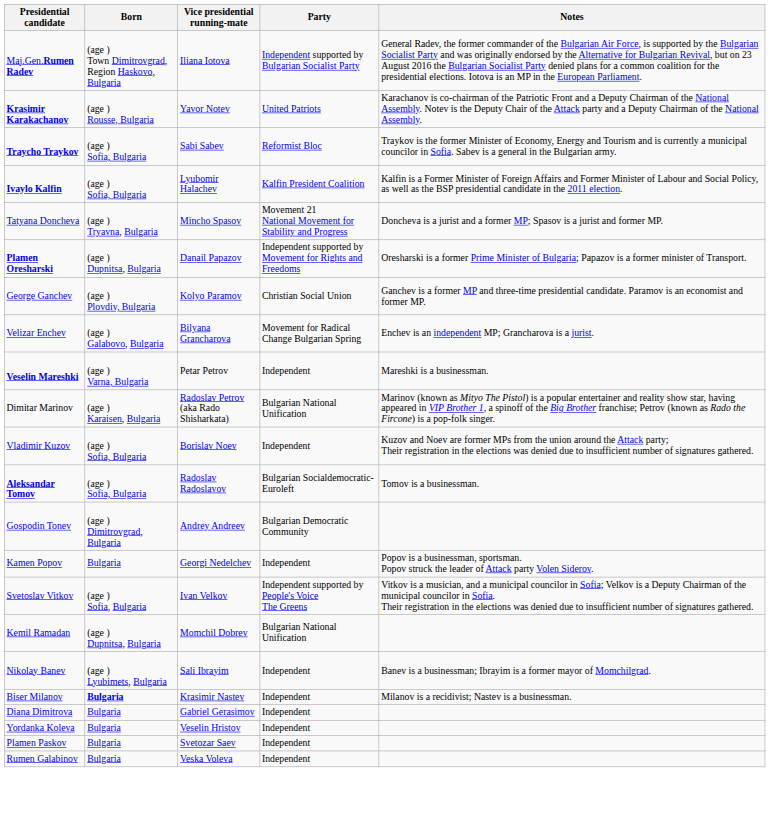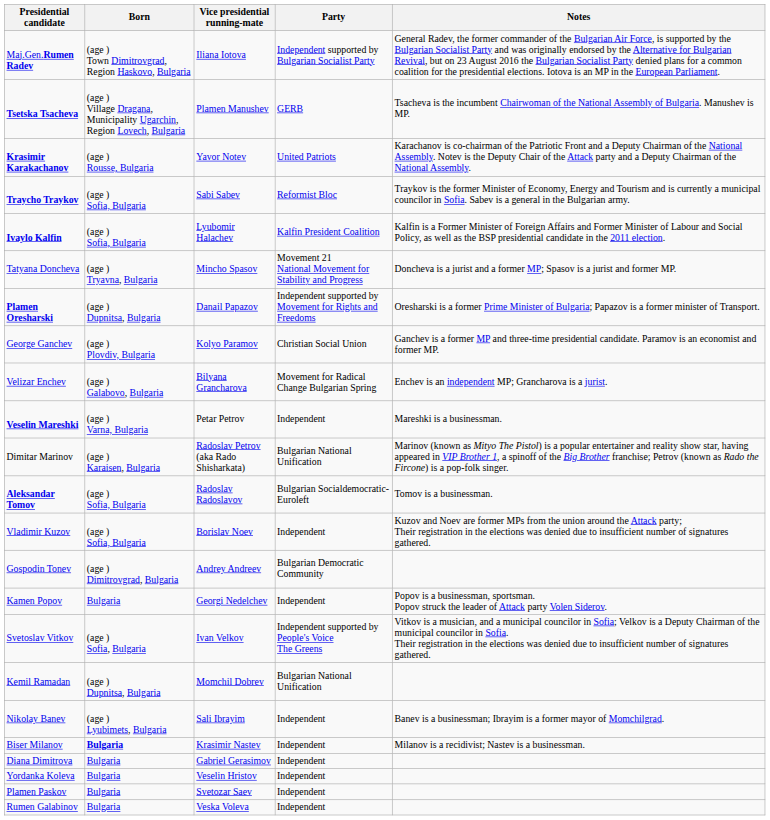+ row: (42, 114)
rows swapped: (38, 446) <-> (31, 488)
